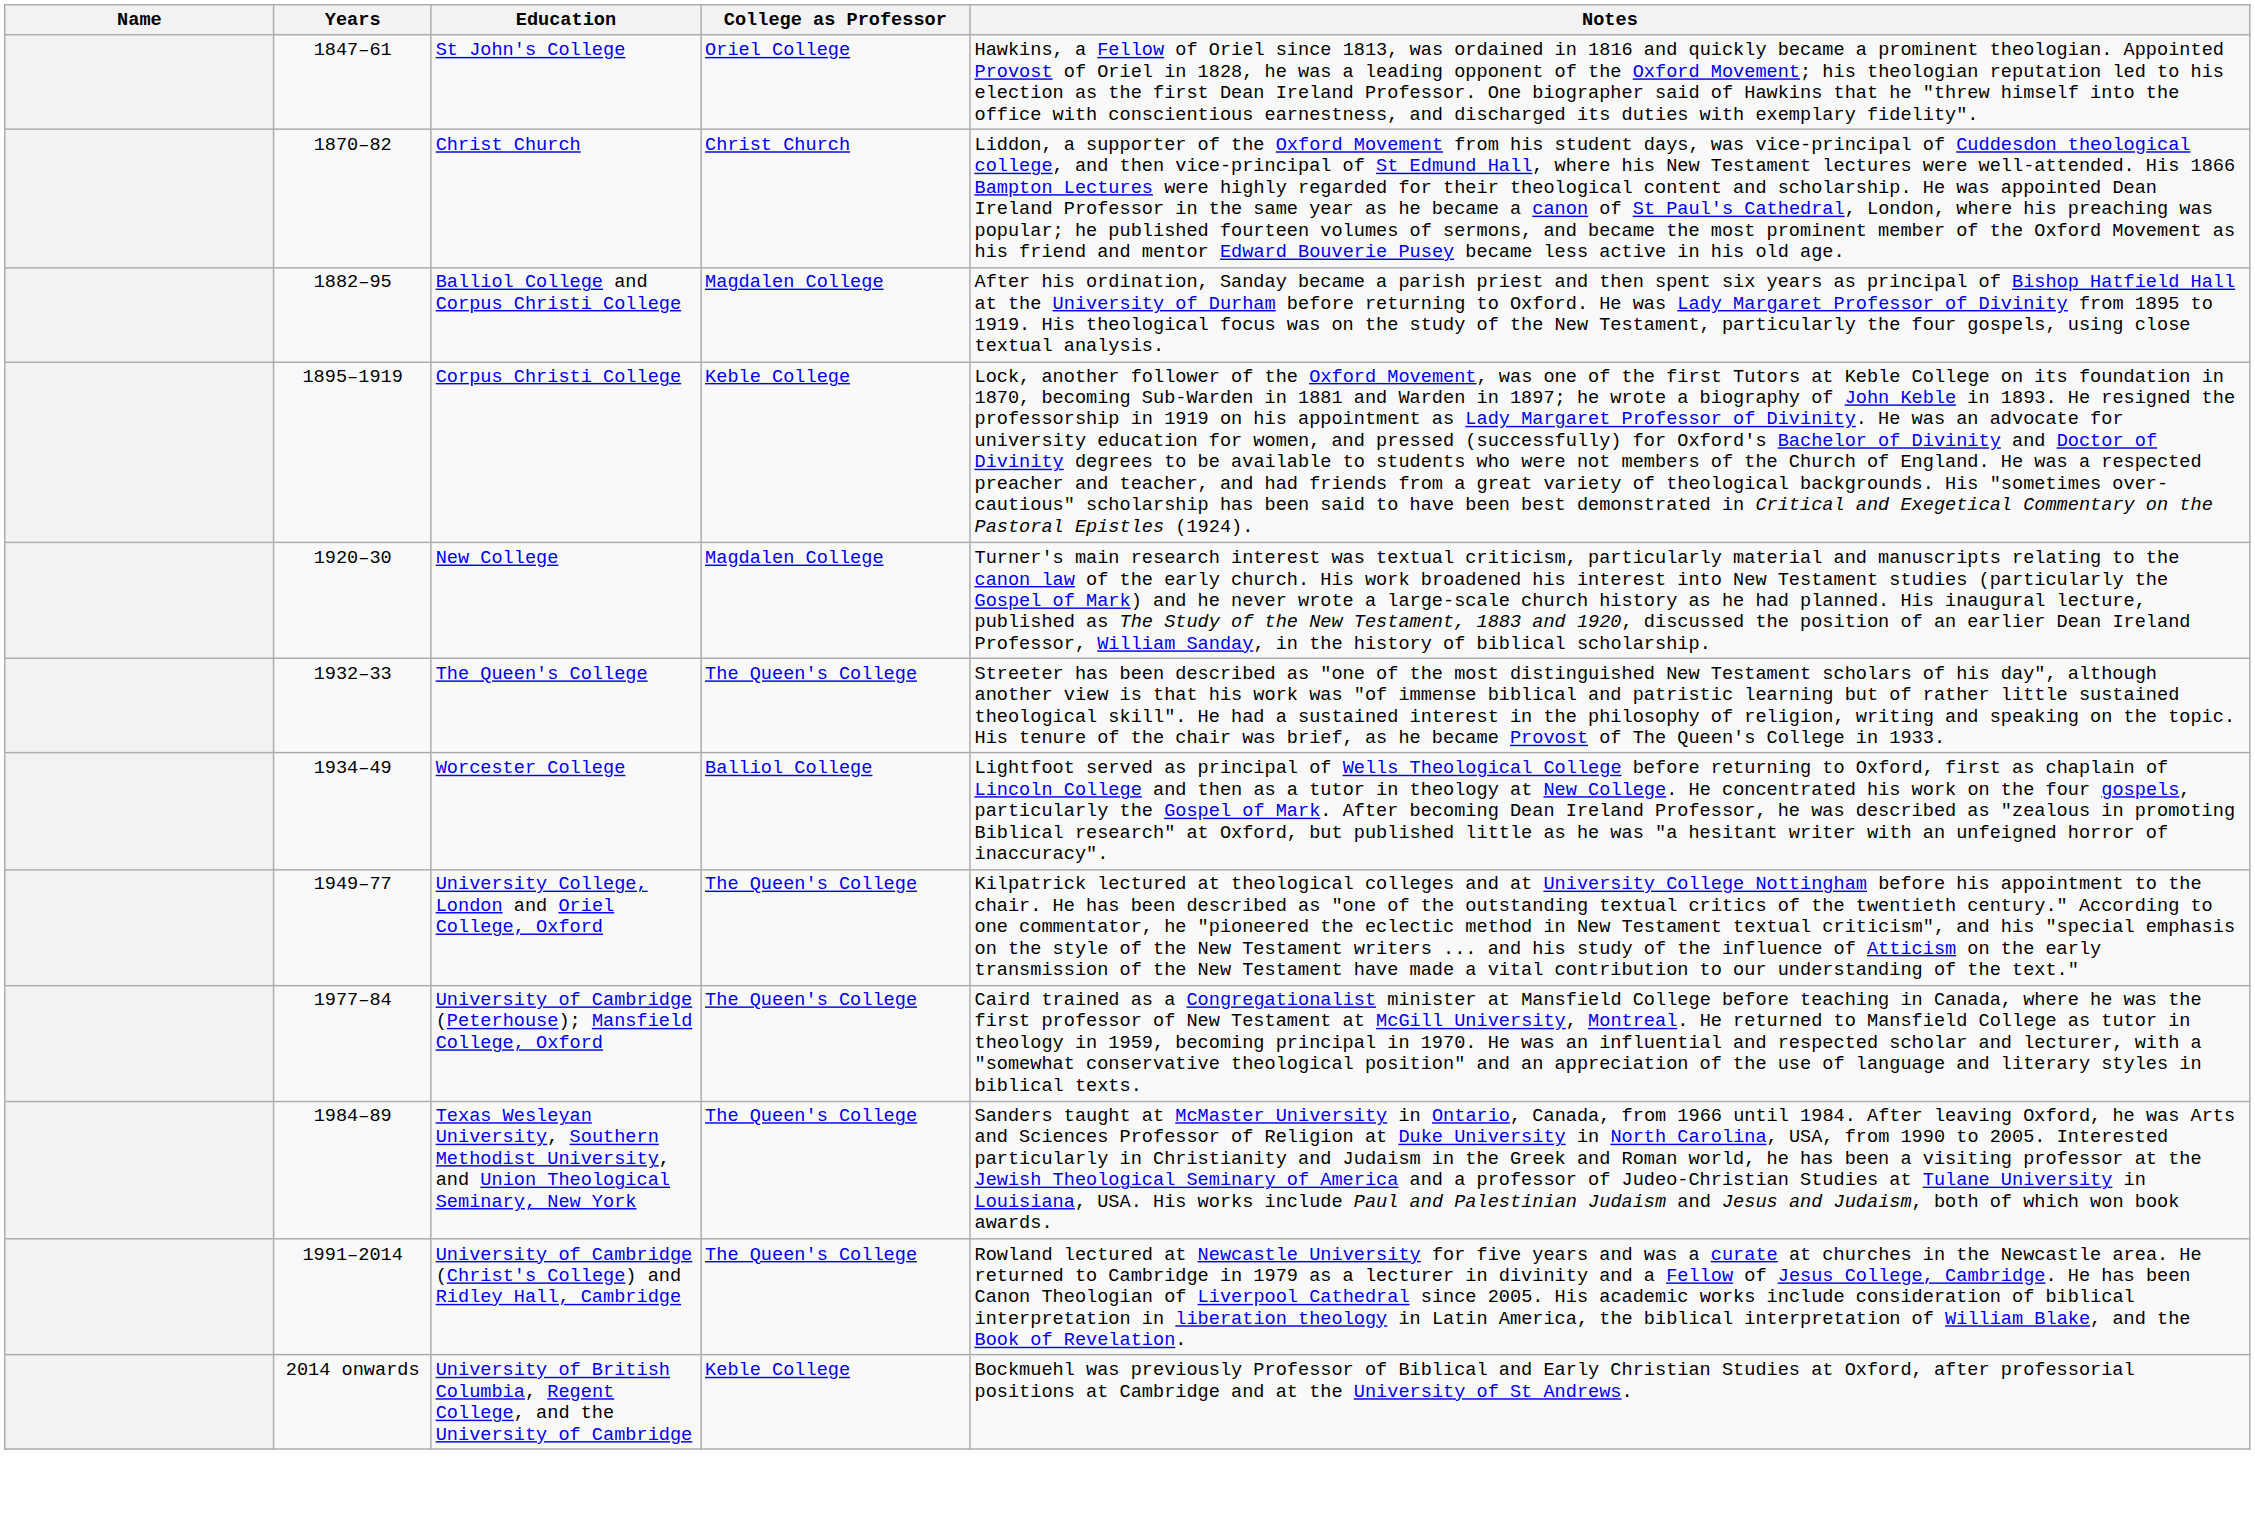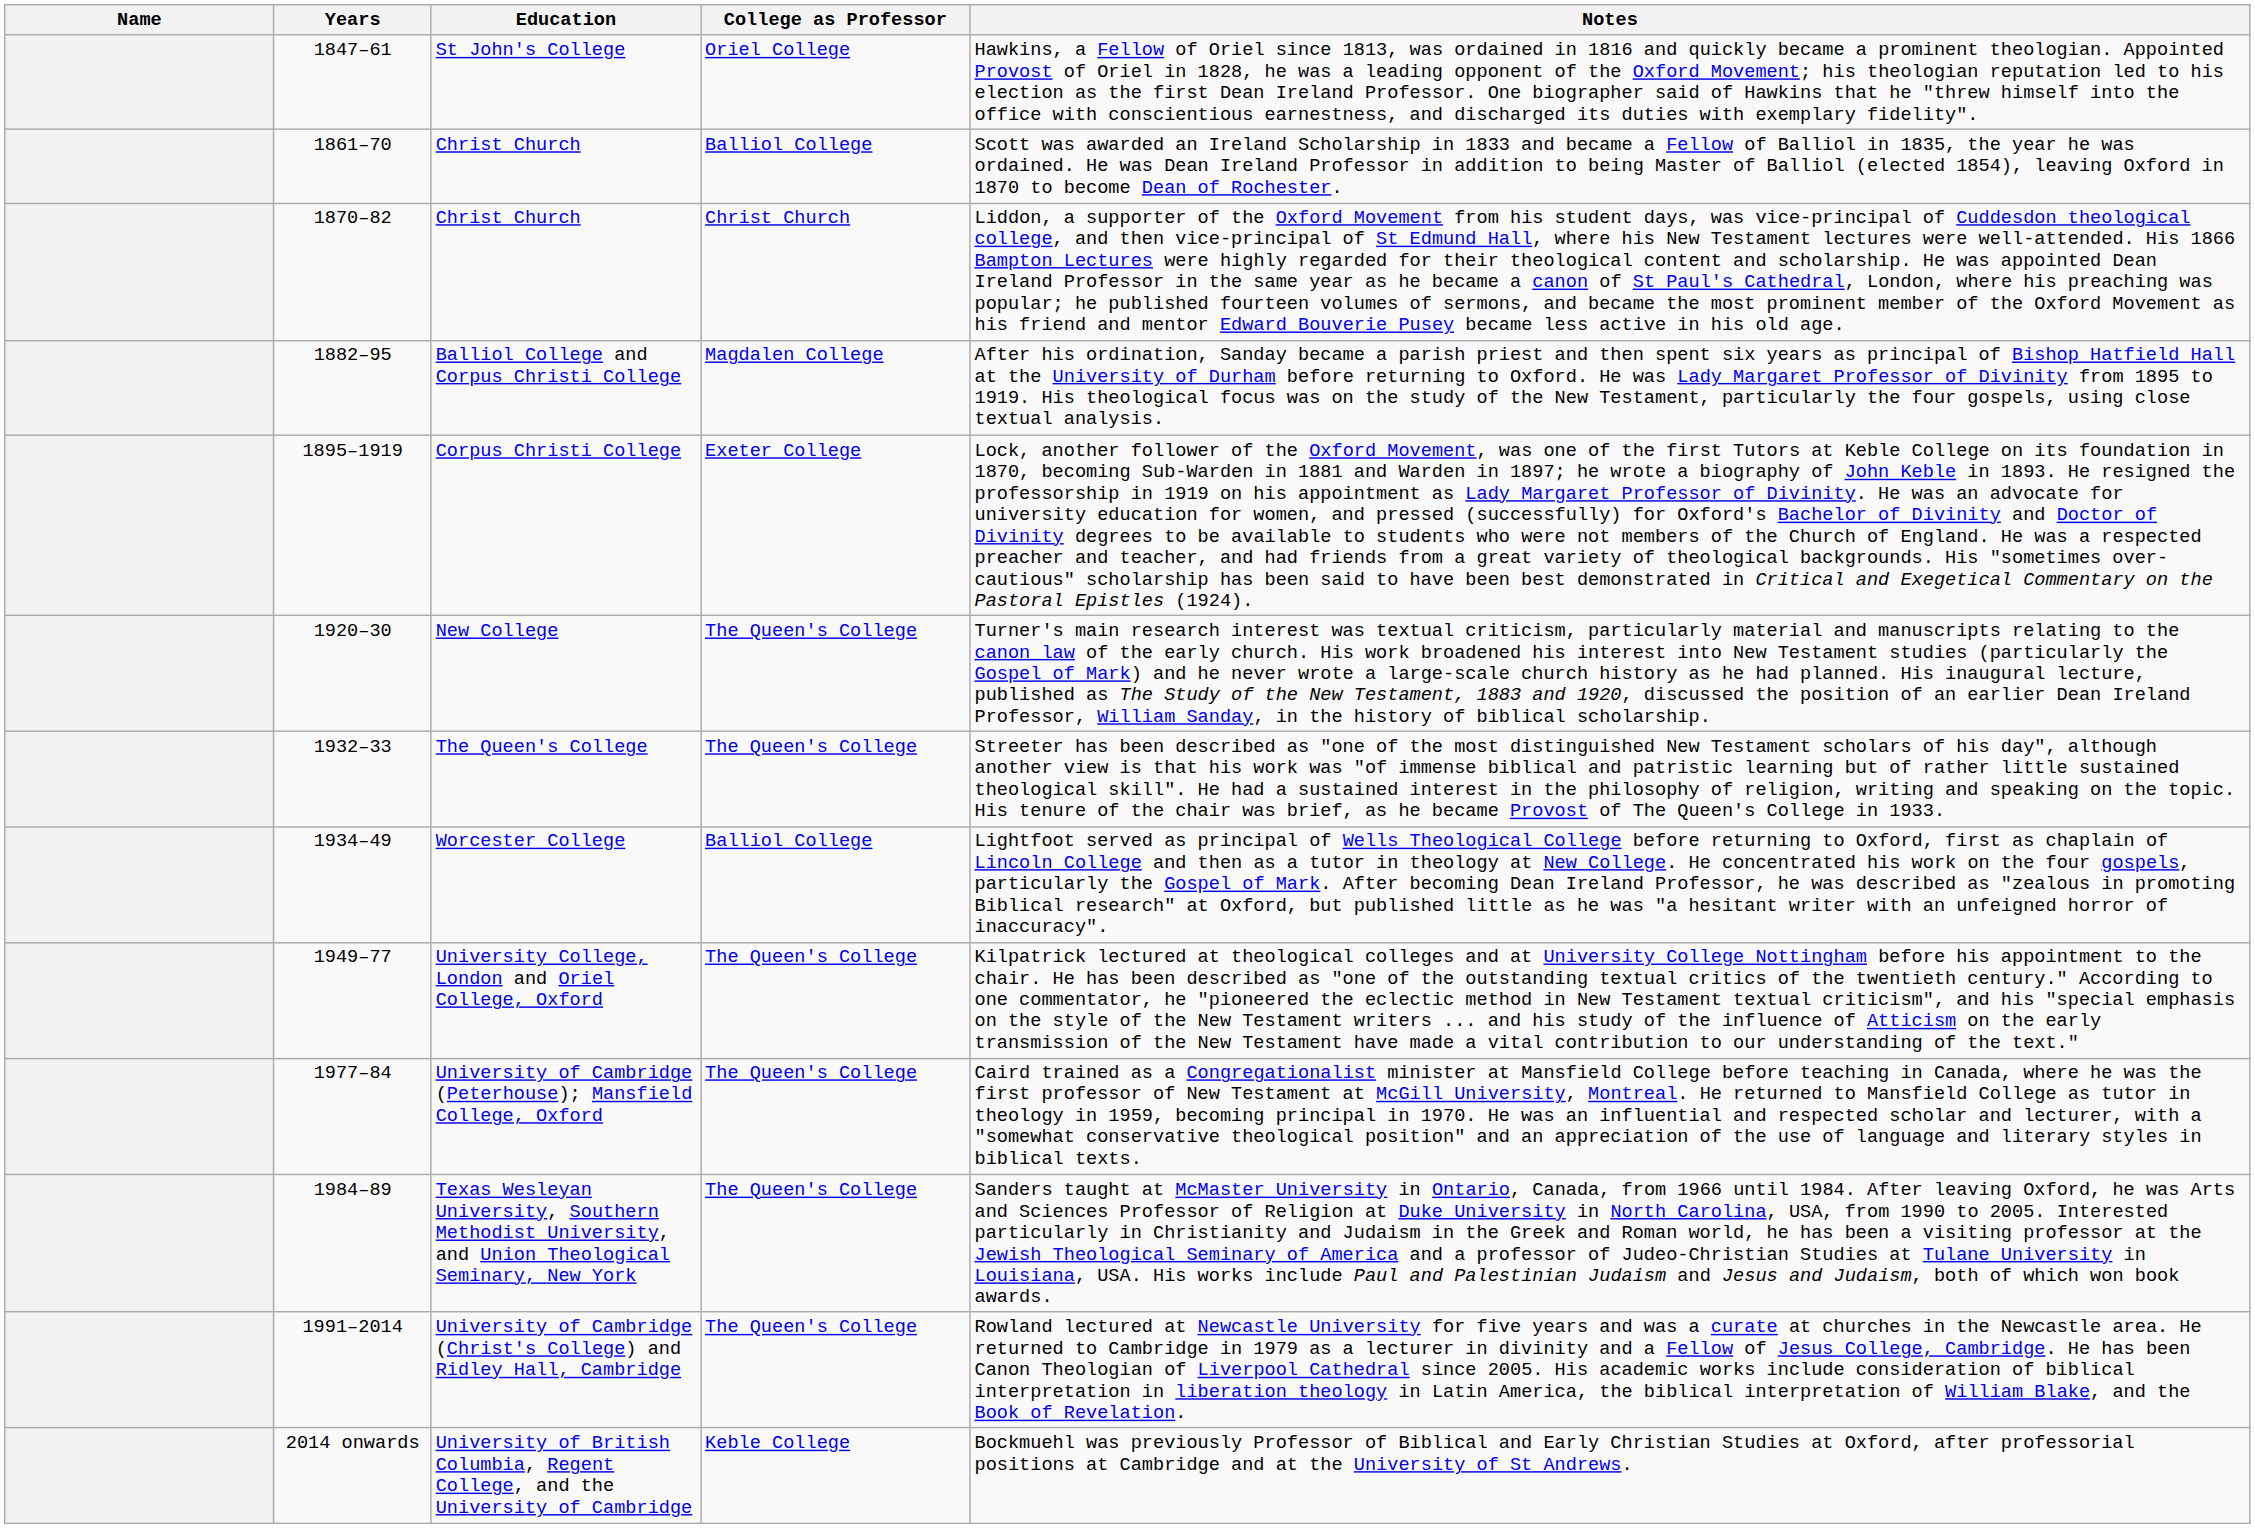+ row: (353, 145)
(778, 377) Keble College -> (783, 450) Exeter College
(794, 557) Magdalen College -> (811, 631) The Queen's College
